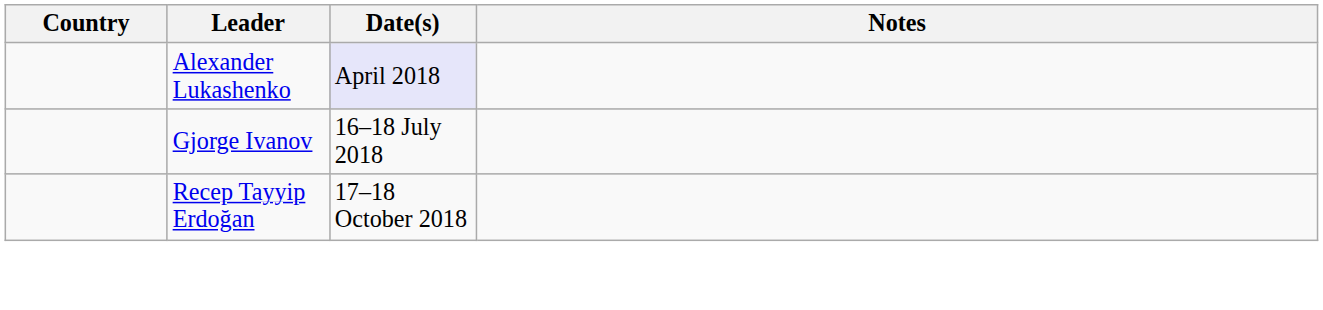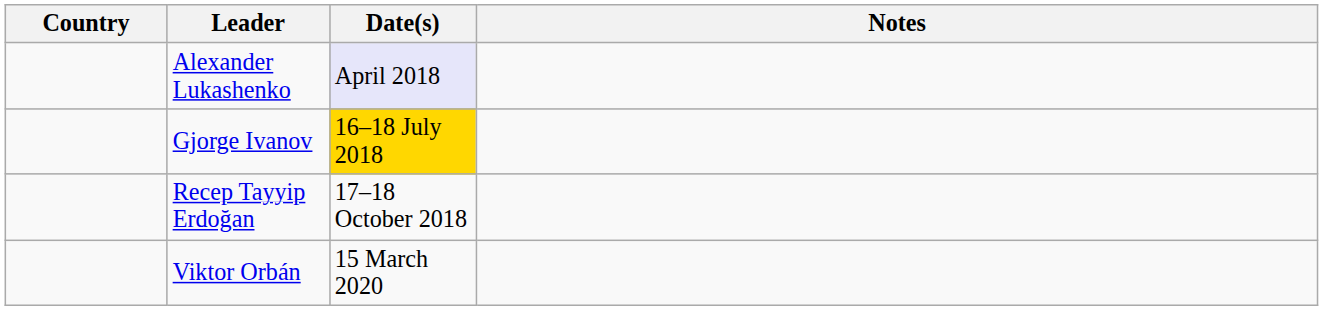(388, 141) no background -> (388, 141) gold background
+ row: (237, 272)
